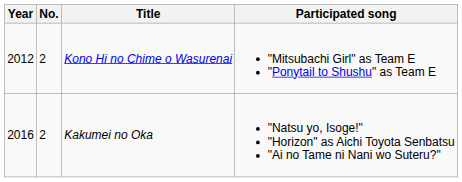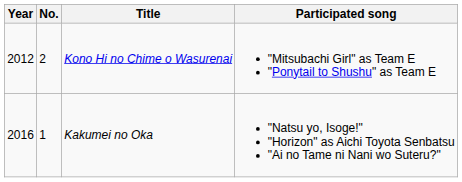(43, 135) 2 -> (43, 135) 1
